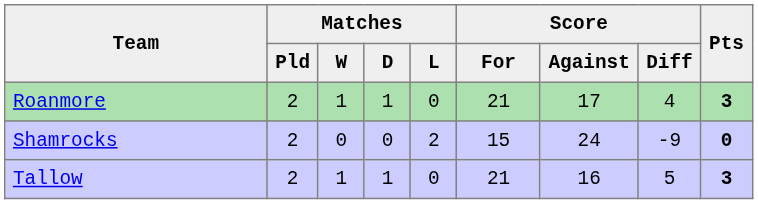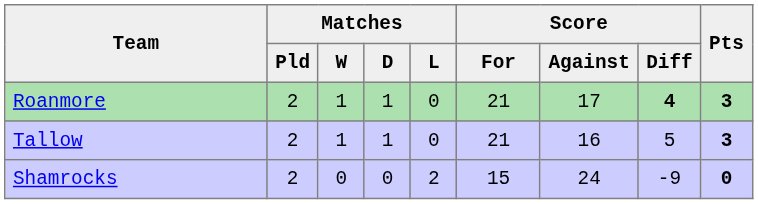(669, 102) normal -> (669, 102) bold
rows swapped: (48, 179) <-> (65, 140)
